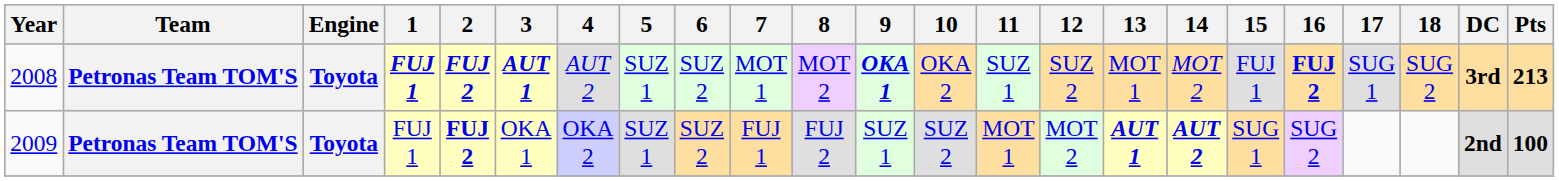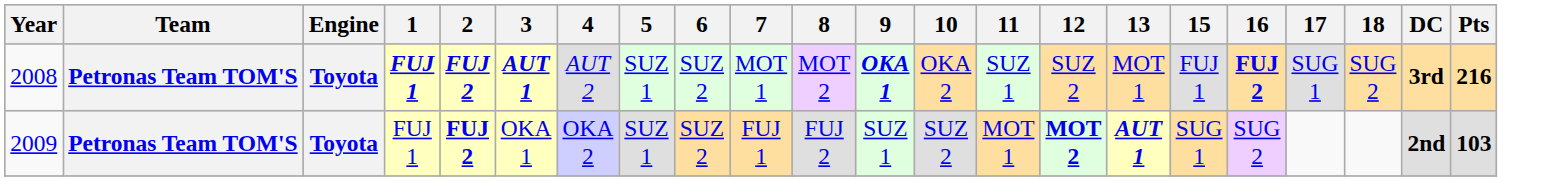- column: (1197, 24)
(1530, 76) 213 -> (1474, 76) 216
(1072, 143) normal -> (1073, 143) bold
(1530, 143) 100 -> (1474, 143) 103
